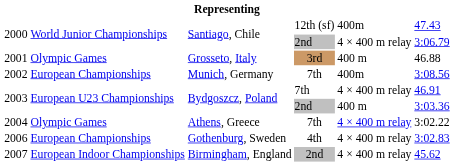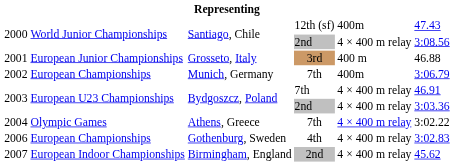(432, 42) 3:06.79 -> (432, 42) 3:08.56
(69, 58) Olympic Games -> (107, 58) European Junior Championships
(432, 74) 3:08.56 -> (432, 74) 3:06.79
(352, 106) 400 m -> (374, 106) 4 × 400 m relay
